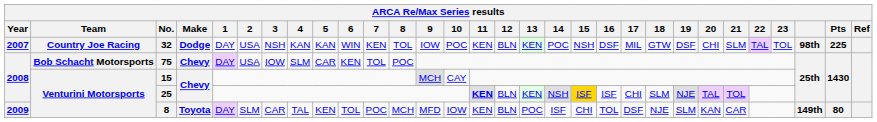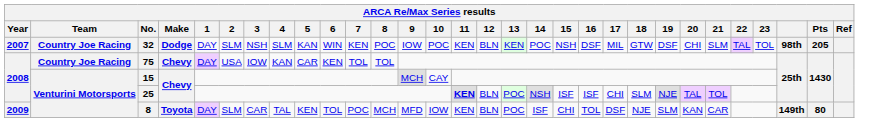(250, 45) USA -> (232, 45) SLM
(300, 45) KAN -> (282, 45) SLM
(403, 45) TOL -> (385, 45) POC
(838, 45) 225 -> (820, 45) 205
(94, 61) Bob Schacht Motorsports -> (85, 61) Country Joe Racing
(300, 61) SLM -> (282, 61) KAN
(403, 61) POC -> (385, 61) TOL
(532, 94) KEN -> (514, 94) POC
(584, 94) gold background -> (566, 94) no background
